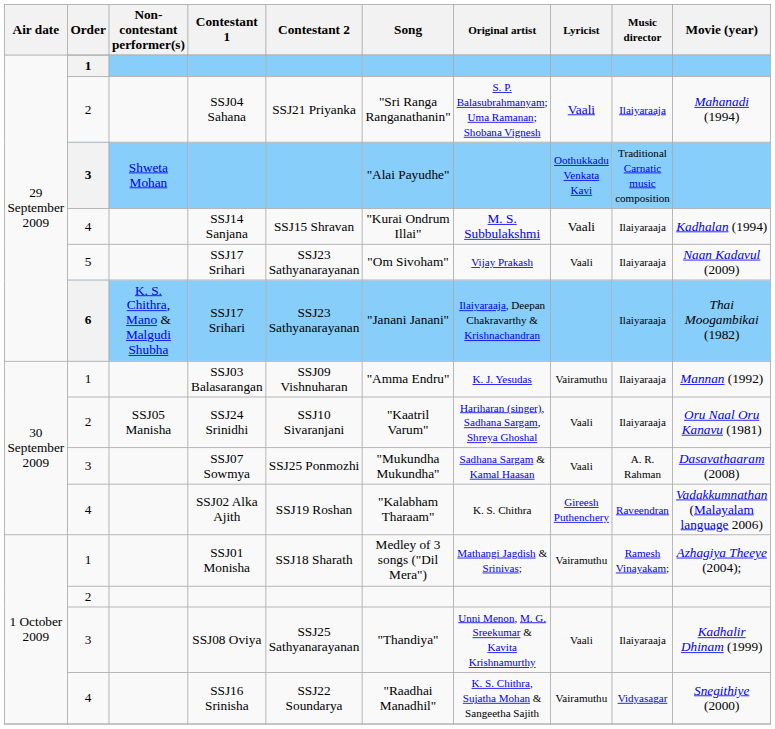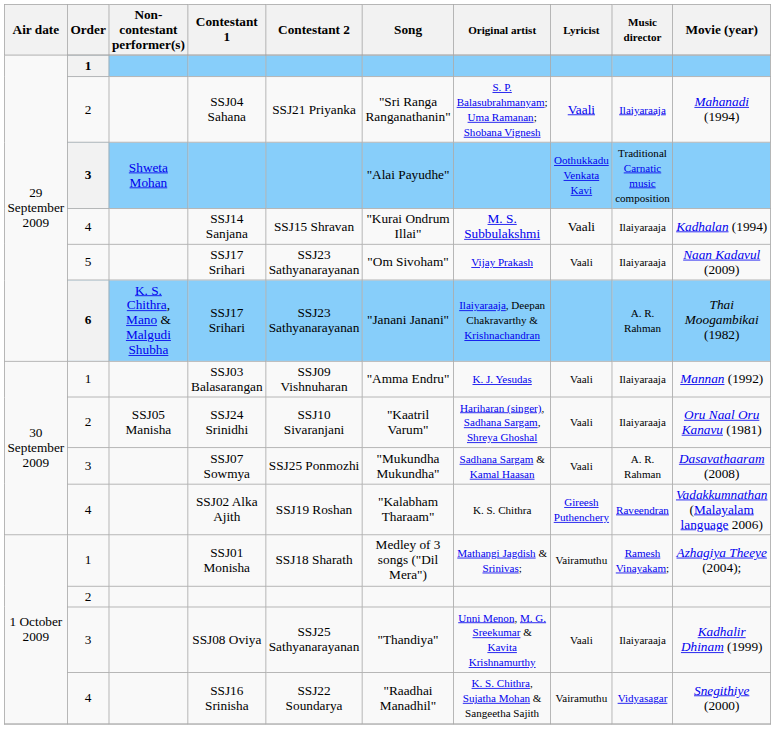(642, 321) Ilaiyaraaja -> (642, 321) A. R. Rahman
(581, 379) Vairamuthu -> (581, 379) Vaali
